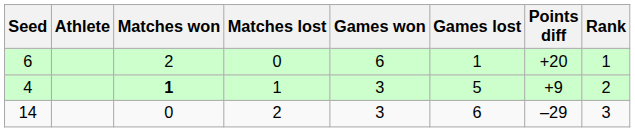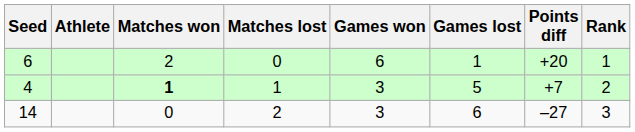(554, 87) +9 -> (554, 87) +7
(554, 113) –29 -> (554, 113) –27
